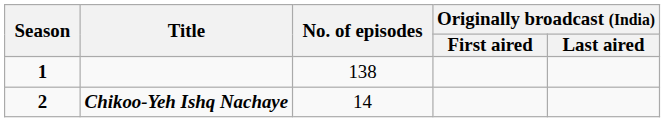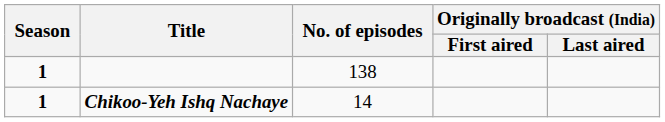(42, 101) 2 -> (42, 101) 1
